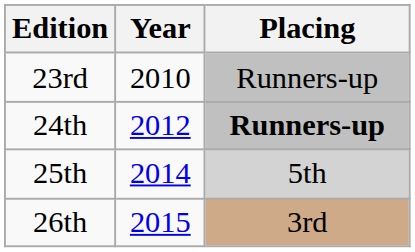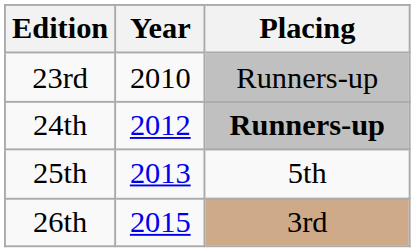(160, 173) 2014 -> (160, 173) 2013
(307, 173) lightgrey background -> (307, 173) no background
